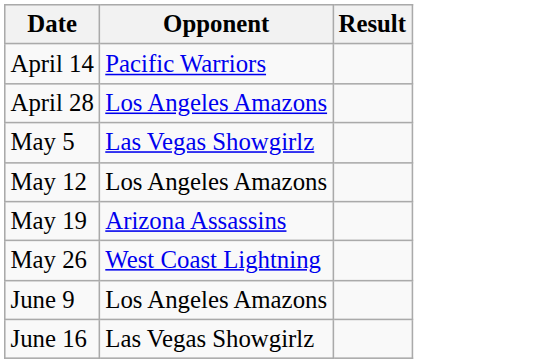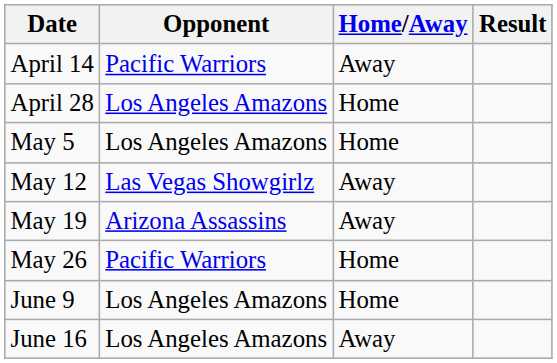+ column: (403, 24)
(210, 142) Las Vegas Showgirlz -> (216, 142) Los Angeles Amazons
(216, 181) Los Angeles Amazons -> (210, 181) Las Vegas Showgirlz
(213, 260) West Coast Lightning -> (186, 260) Pacific Warriors
(210, 338) Las Vegas Showgirlz -> (216, 338) Los Angeles Amazons
